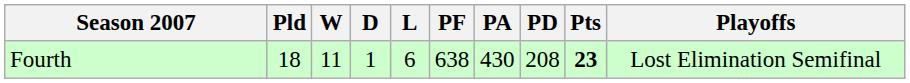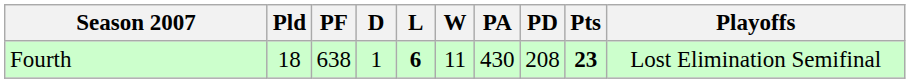columns swapped: (331, 22) <-> (452, 22)
(410, 59) normal -> (416, 59) bold
